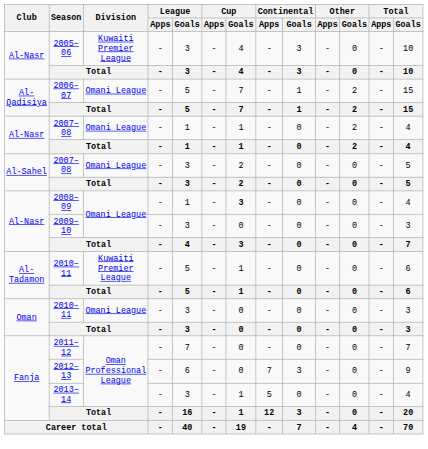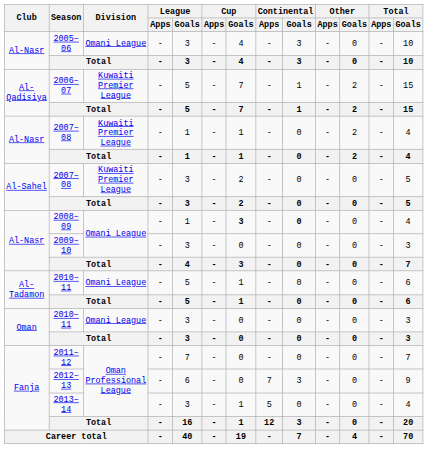(116, 49) Kuwaiti Premier League -> (116, 44) Omani League
(116, 91) Omani League -> (116, 86) Kuwaiti Premier League
(116, 128) Omani League -> (116, 133) Kuwaiti Premier League
(116, 165) Omani League -> (116, 180) Kuwaiti Premier League
(299, 203) normal -> (299, 222) bold
(116, 268) Kuwaiti Premier League -> (116, 283) Omani League
